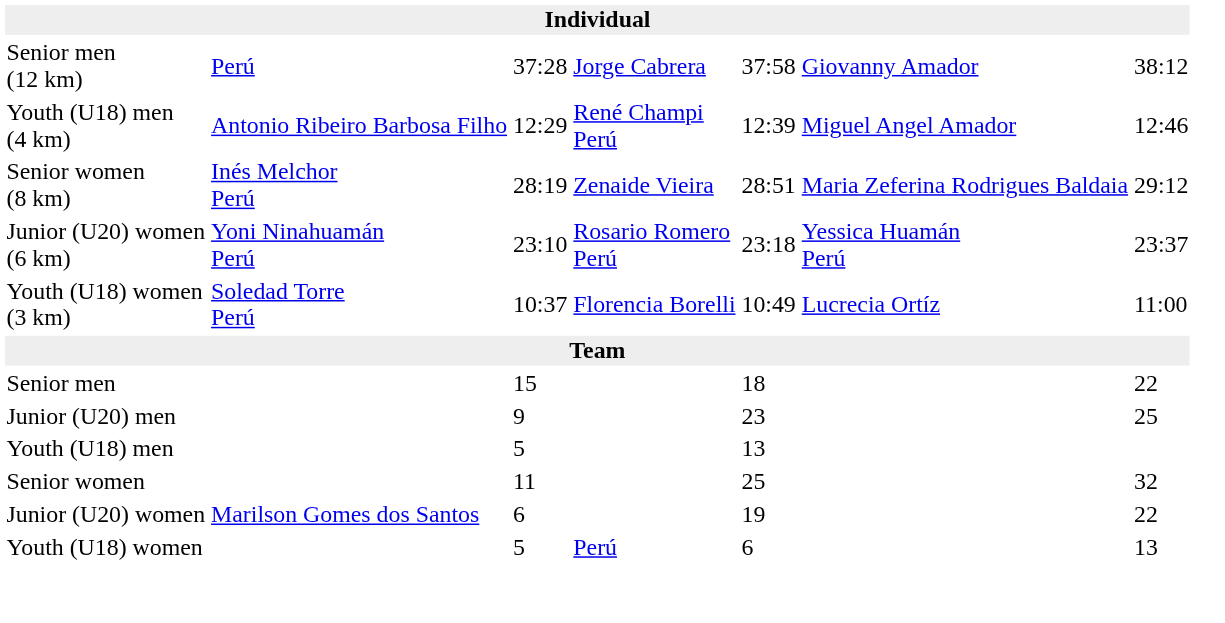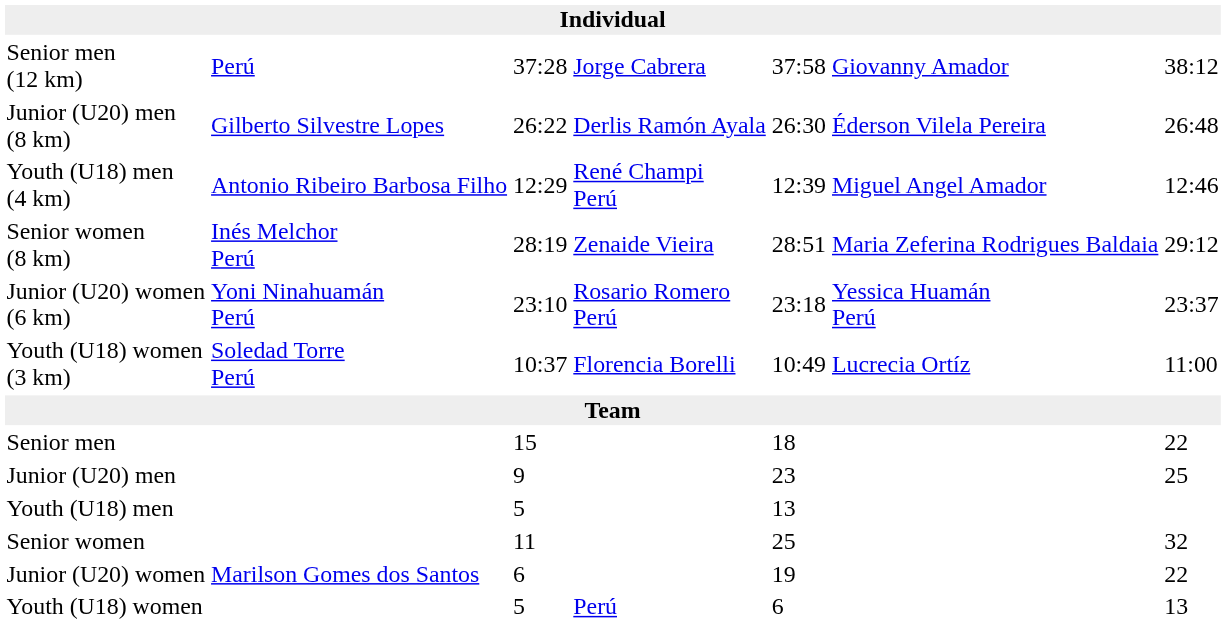+ row: (91, 125)
